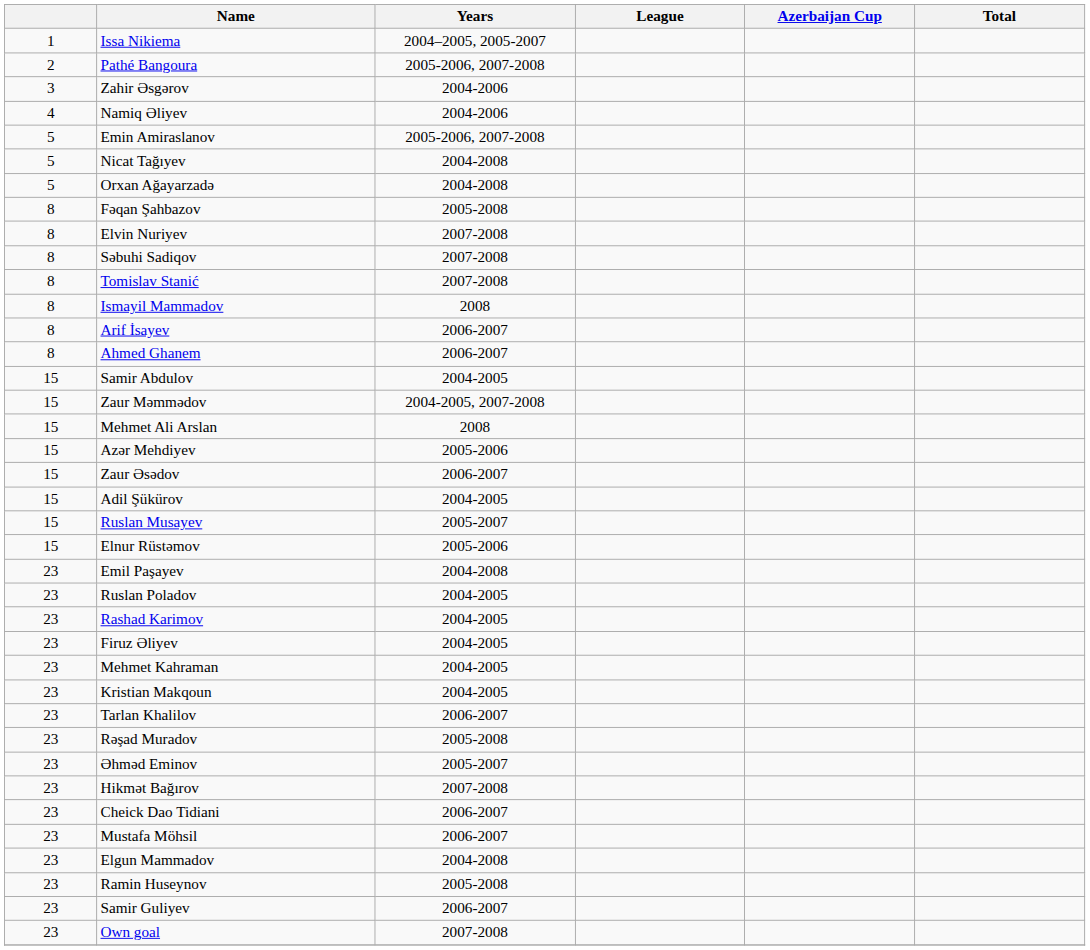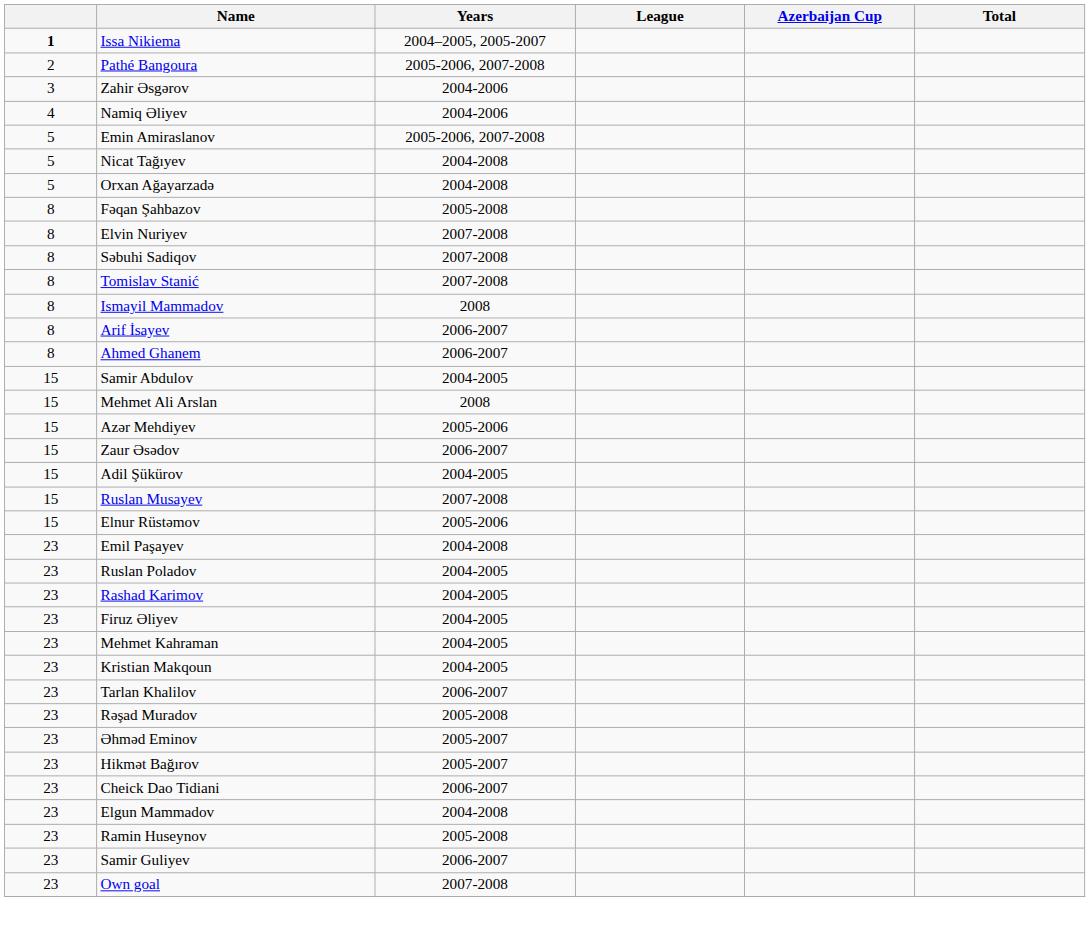(51, 40) normal -> (51, 40) bold
- row: (153, 402)
(475, 522) 2005-2007 -> (475, 498) 2007-2008
(475, 787) 2007-2008 -> (475, 763) 2005-2007
- row: (149, 836)
